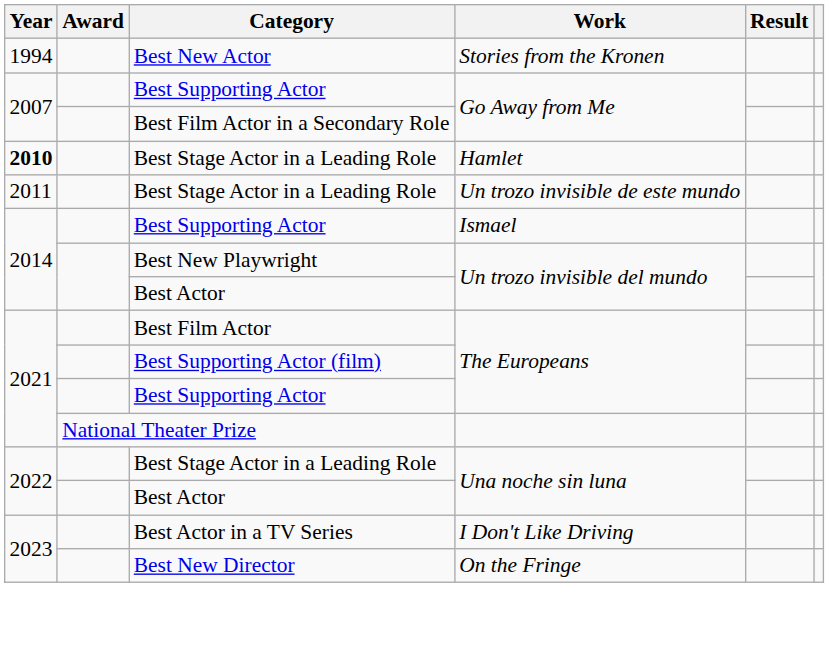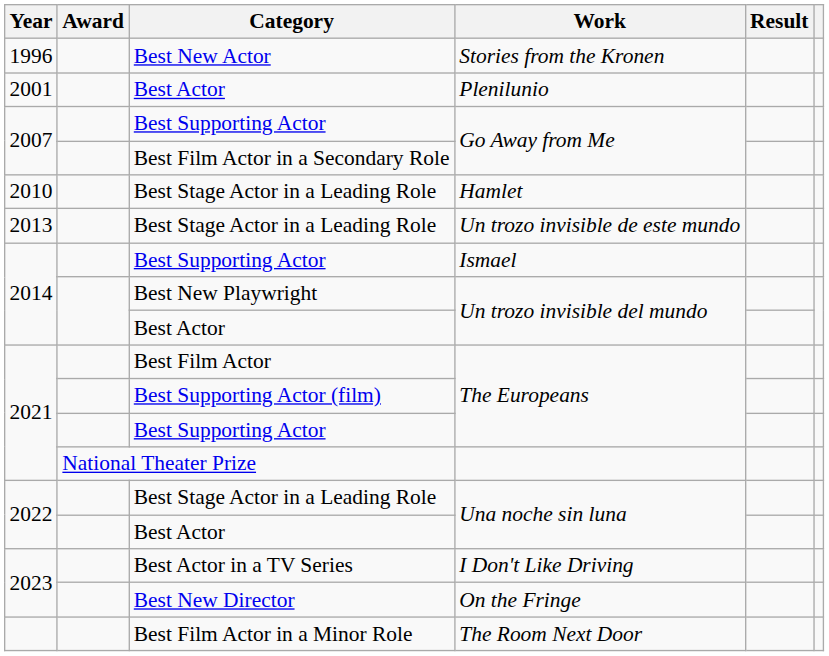(31, 55) 1994 -> (31, 55) 1996
+ row: (179, 89)
(31, 157) bold -> (31, 191) normal
(31, 191) 2011 -> (31, 225) 2013
+ row: (273, 633)
